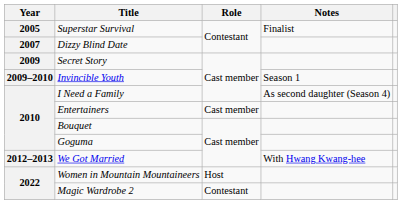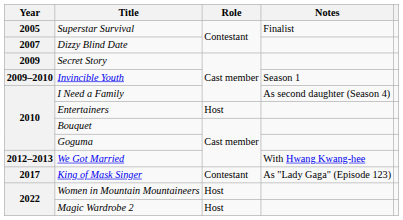(231, 110) Cast member -> (214, 110) Host
+ row: (100, 175)
(226, 191) Contestant -> (214, 207) Host
